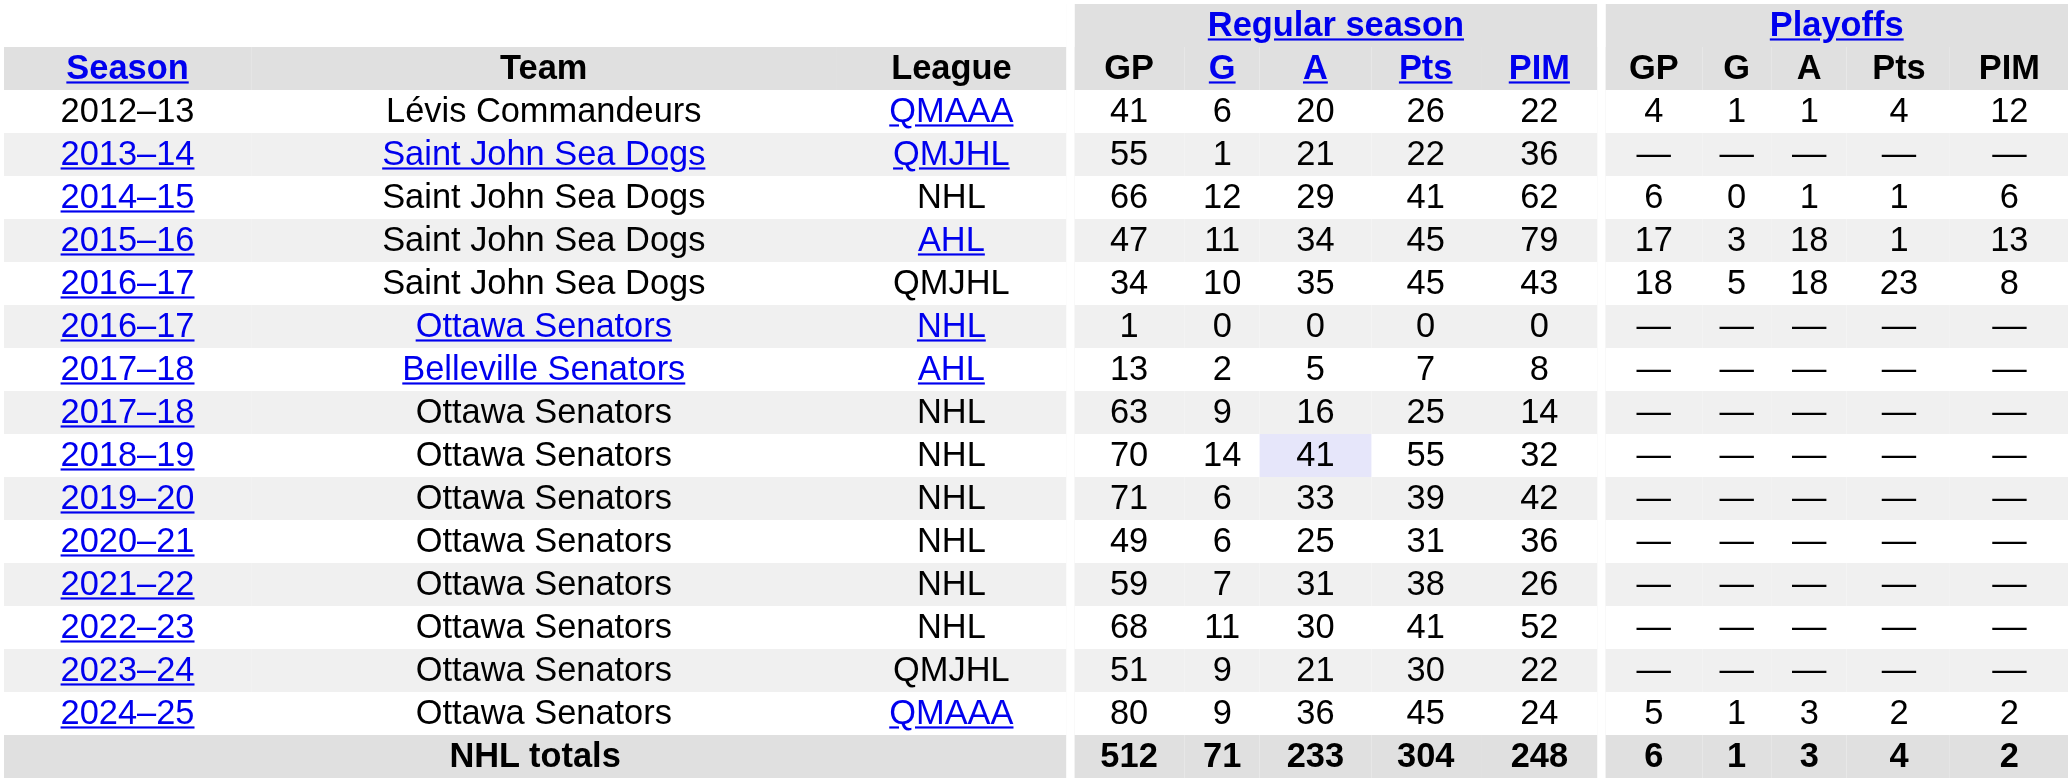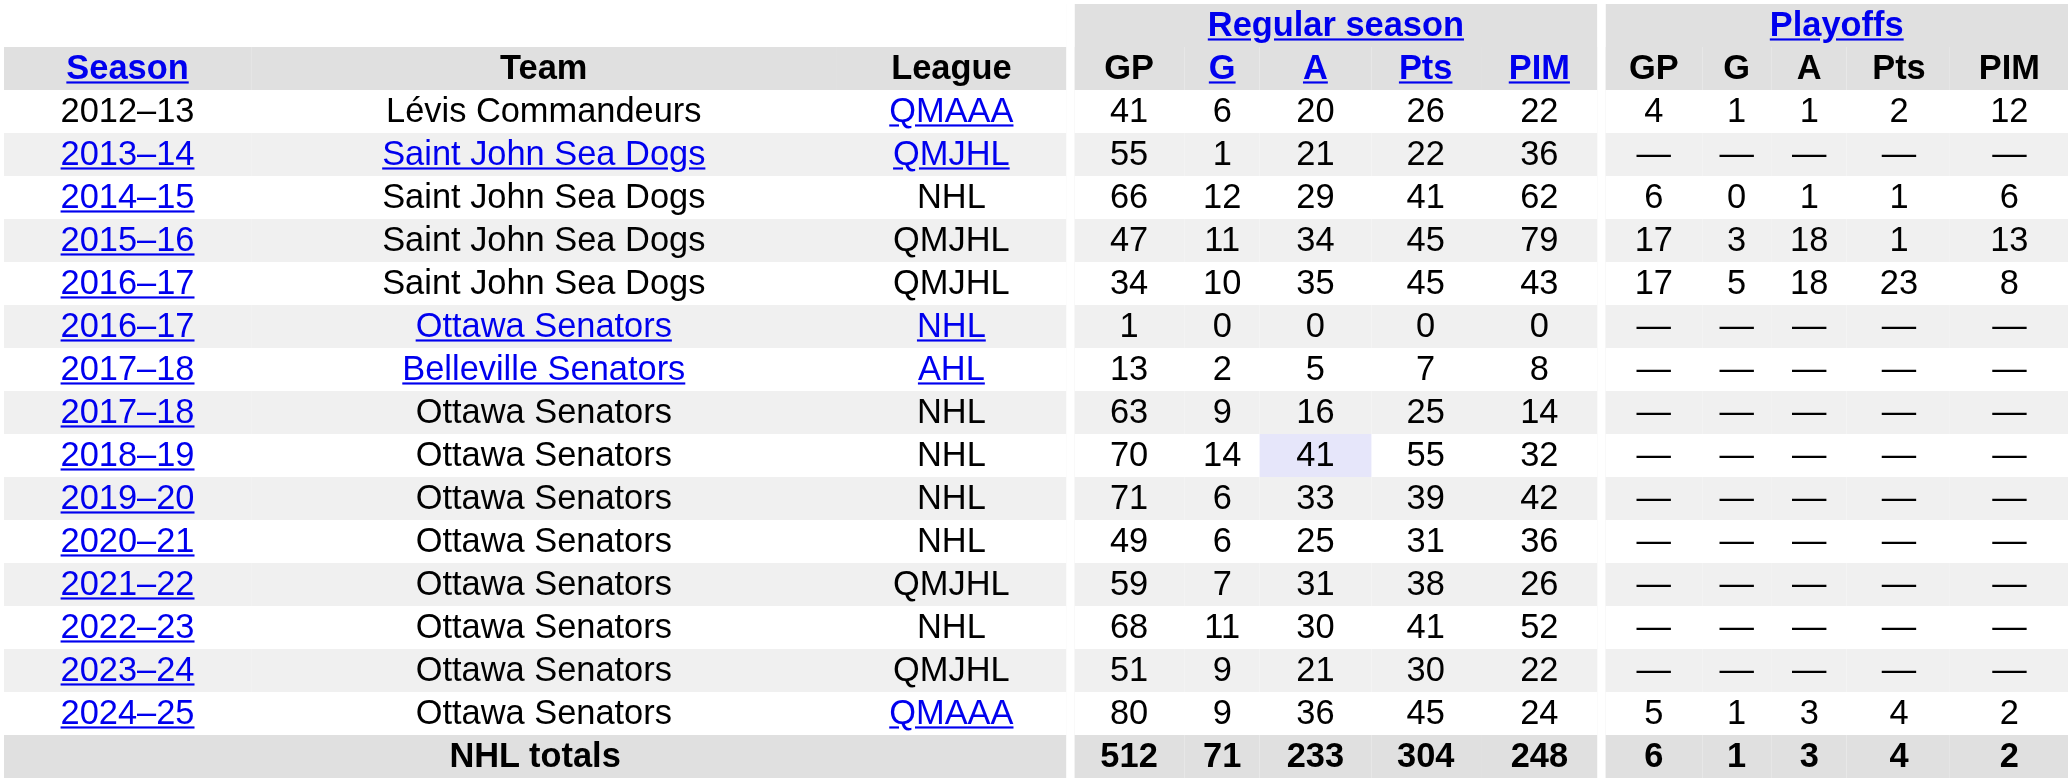(1899, 110) 4 -> (1899, 110) 2
(951, 239) AHL -> (951, 239) QMJHL
(1654, 282) 18 -> (1654, 282) 17
(951, 583) NHL -> (951, 583) QMJHL
(1899, 712) 2 -> (1899, 712) 4
